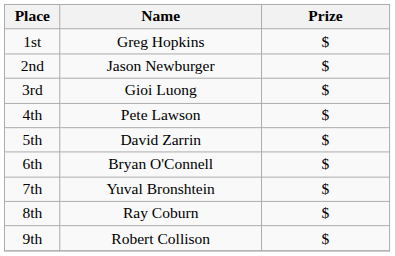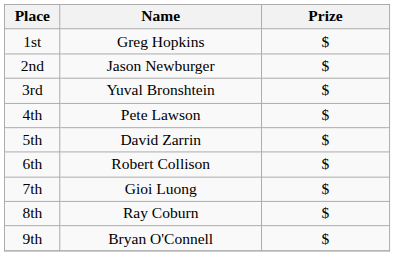(161, 90) Gioi Luong -> (161, 90) Yuval Bronshtein
(161, 164) Bryan O'Connell -> (161, 164) Robert Collison
(161, 189) Yuval Bronshtein -> (161, 189) Gioi Luong
(161, 238) Robert Collison -> (161, 238) Bryan O'Connell
